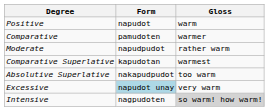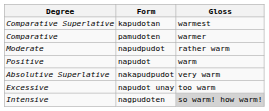rows swapped: (25, 23) <-> (60, 62)
(197, 74) too warm -> (199, 74) very warm
(146, 87) lightblue background -> (146, 87) no background
(199, 87) very warm -> (197, 87) too warm
